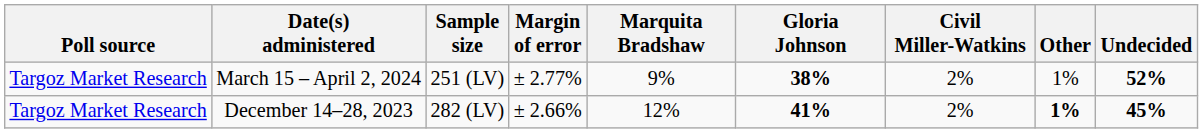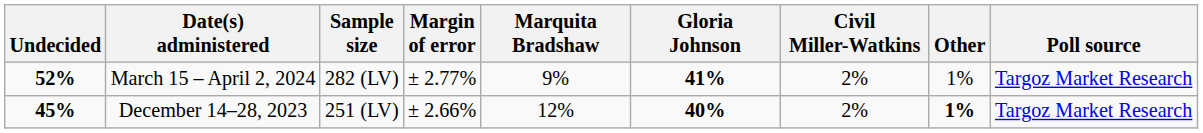columns swapped: (108, 45) <-> (1146, 45)
(467, 78) 251 (LV) -> (362, 78) 282 (LV)
(811, 78) 38% -> (705, 78) 41%
(467, 111) 282 (LV) -> (362, 111) 251 (LV)
(811, 111) 41% -> (705, 111) 40%
